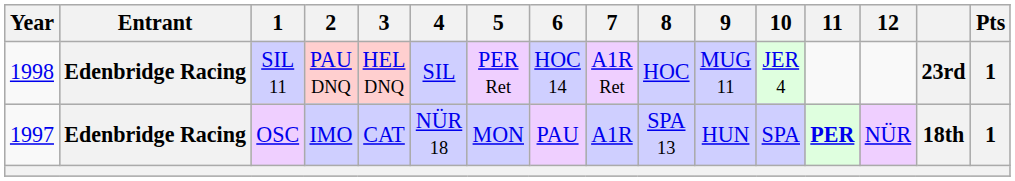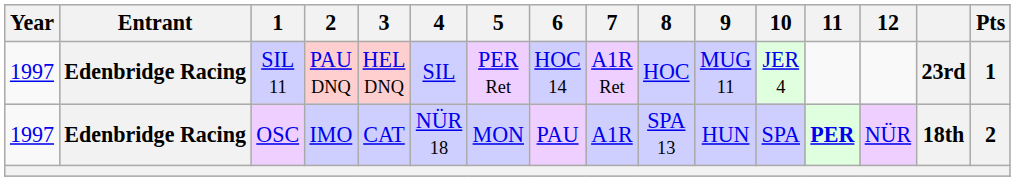(32, 72) 1998 -> (32, 72) 1997
(991, 134) 1 -> (991, 134) 2
